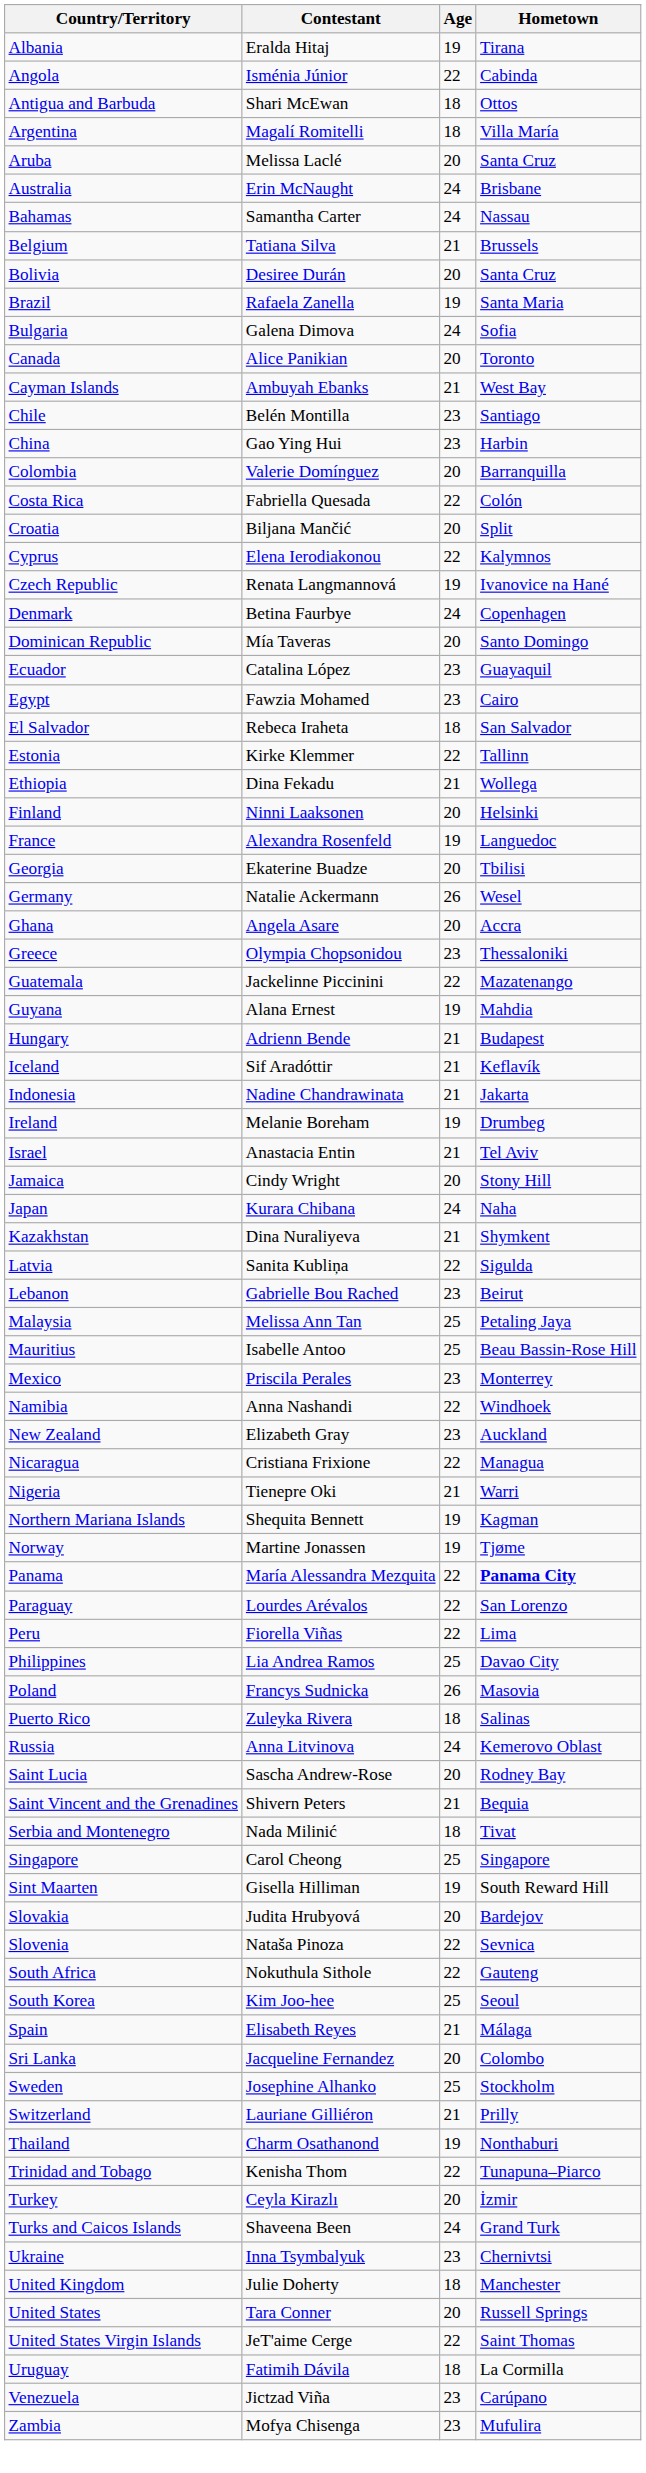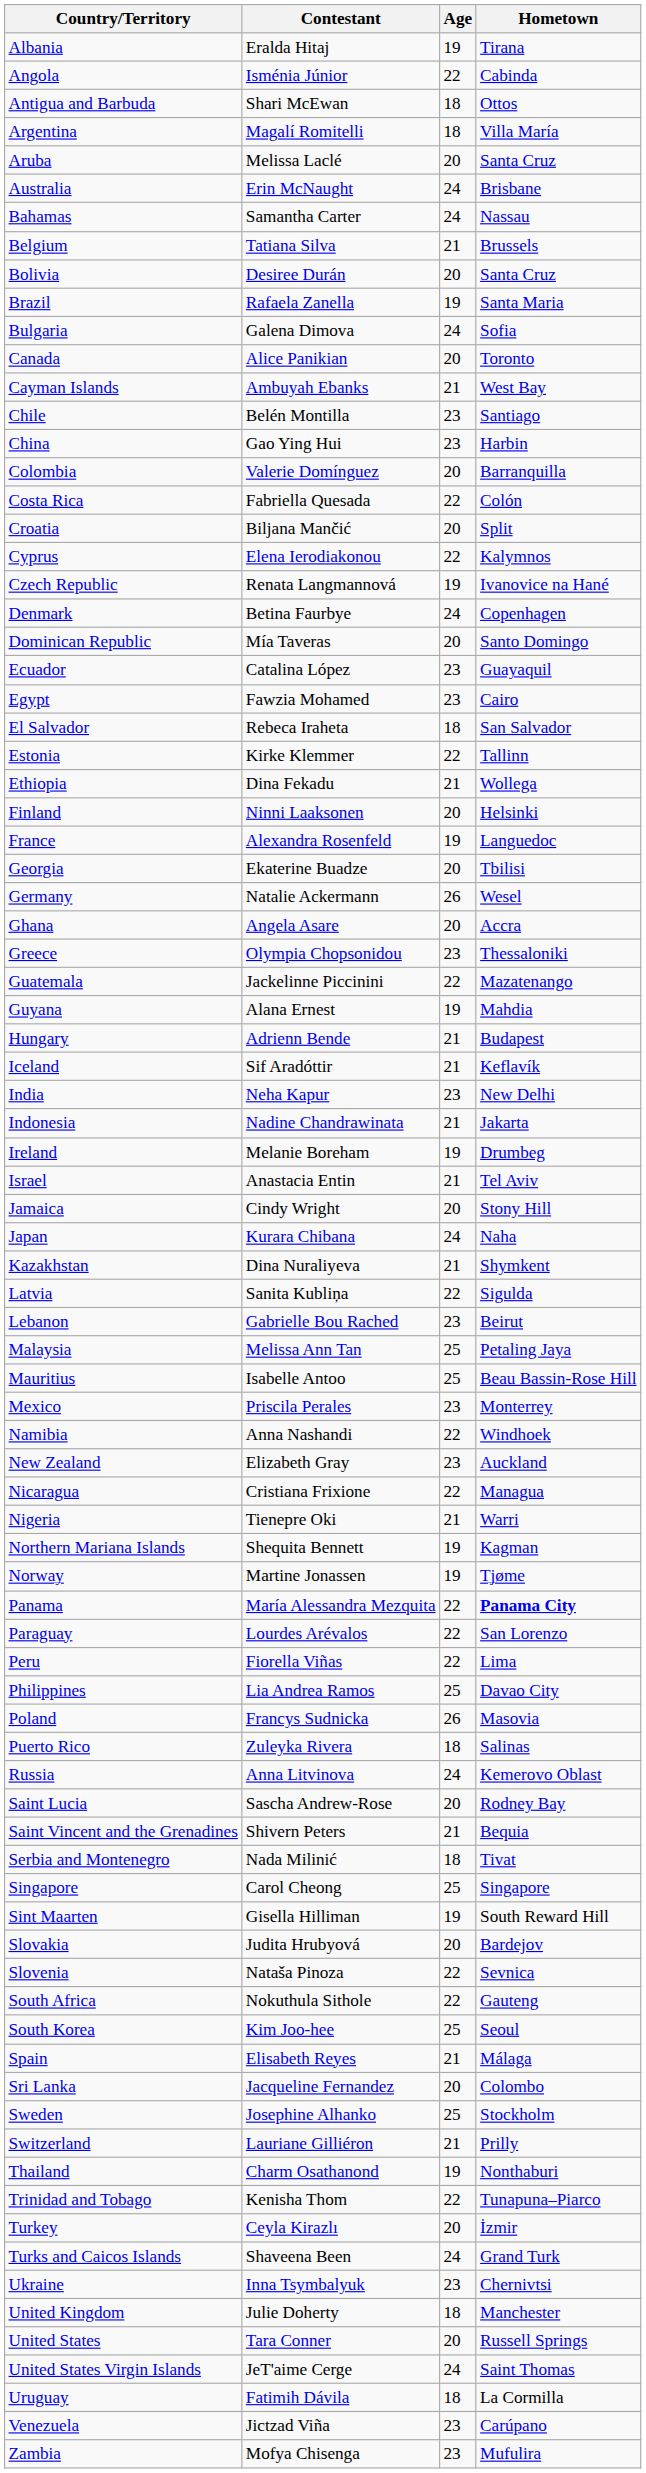+ row: (26, 1095)
(452, 2341) 22 -> (452, 2369) 24
